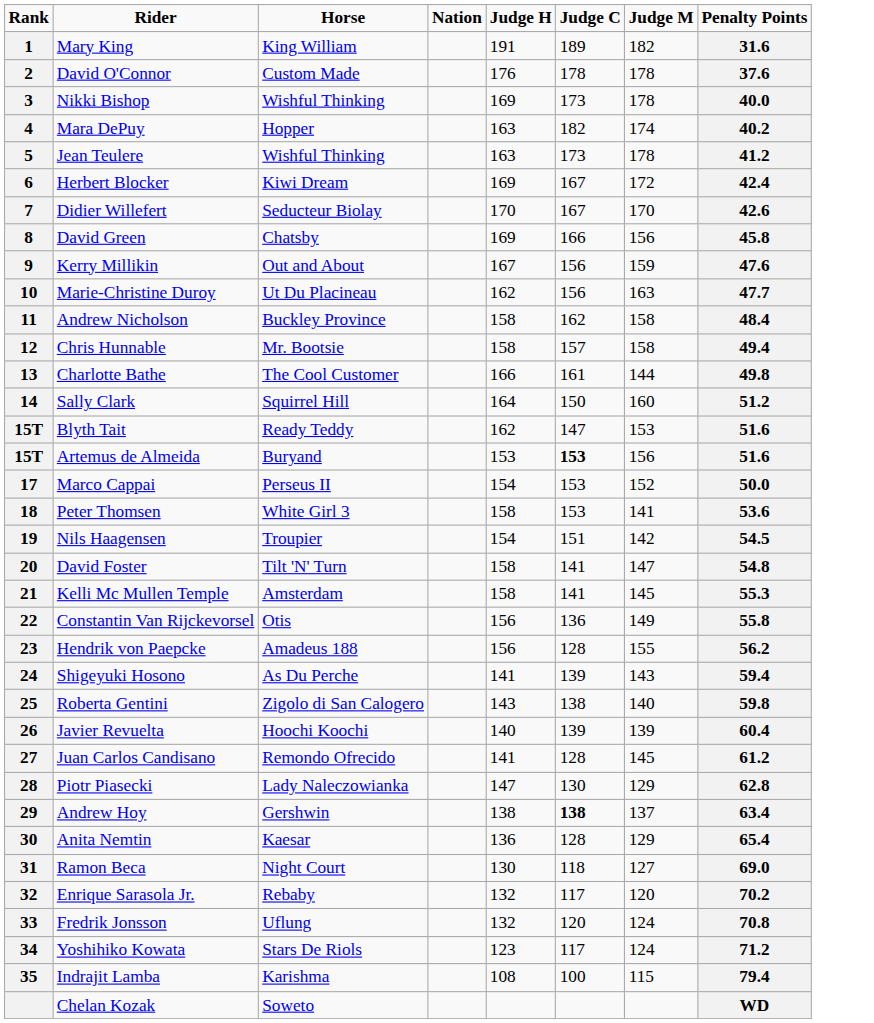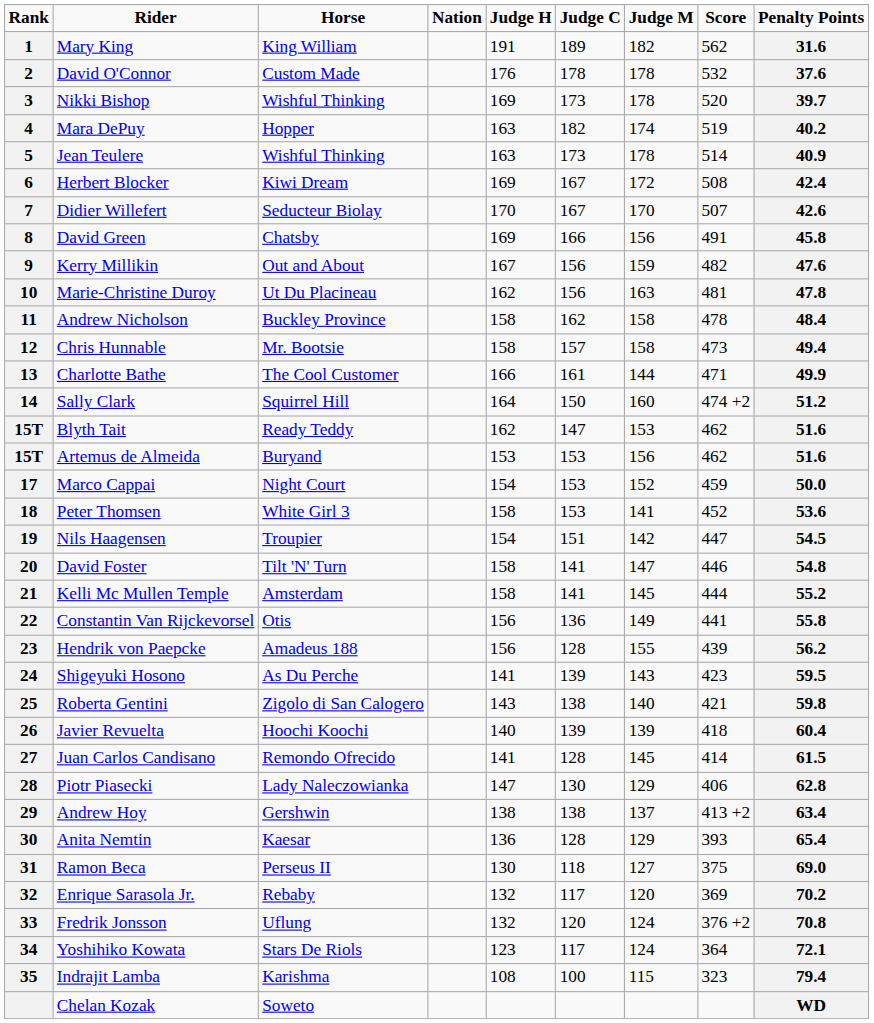+ column: (726, 18)
(754, 100) 40.0 -> (811, 100) 39.7
(754, 155) 41.2 -> (811, 155) 40.9
(754, 292) 47.7 -> (811, 292) 47.8
(754, 374) 49.8 -> (811, 374) 49.9
(573, 456) bold -> (573, 456) normal
(297, 484) Perseus II -> (304, 484) Night Court
(754, 593) 55.3 -> (811, 593) 55.2
(754, 675) 59.4 -> (811, 675) 59.5
(754, 758) 61.2 -> (811, 758) 61.5
(573, 812) bold -> (573, 812) normal
(304, 867) Night Court -> (297, 867) Perseus II
(754, 949) 71.2 -> (811, 949) 72.1
